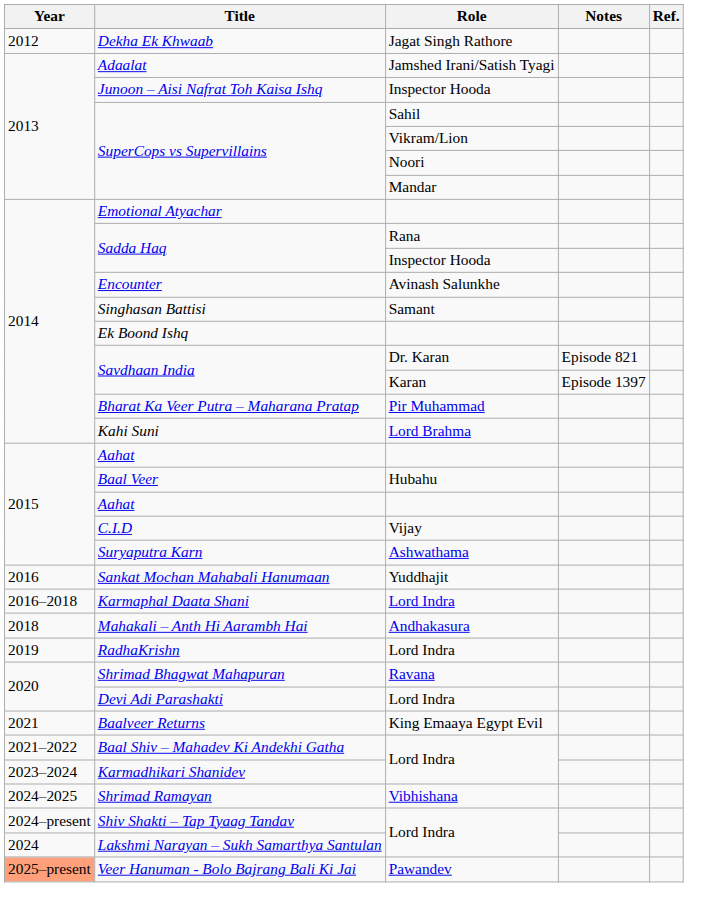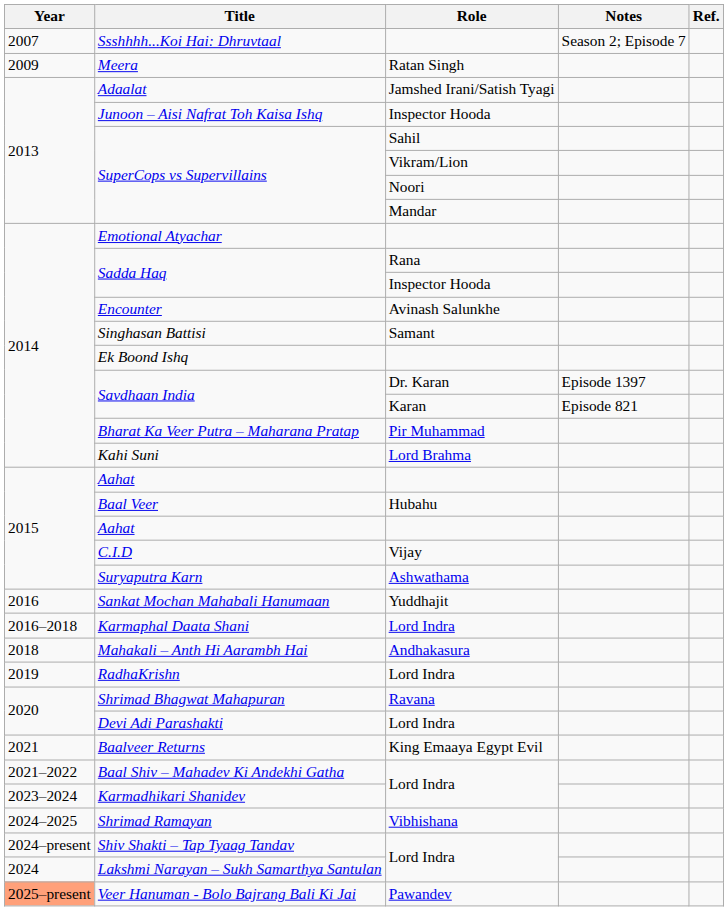+ row: (189, 41)
+ row: (118, 65)
- row: (155, 41)
(600, 357) Episode 821 -> (604, 382) Episode 1397
(604, 382) Episode 1397 -> (600, 406) Episode 821
